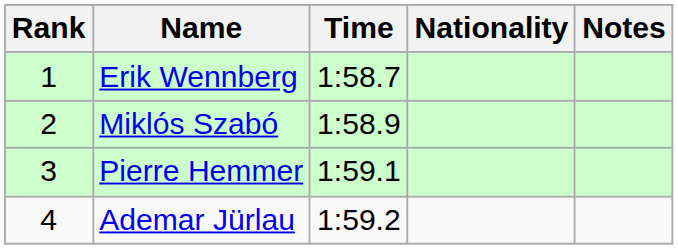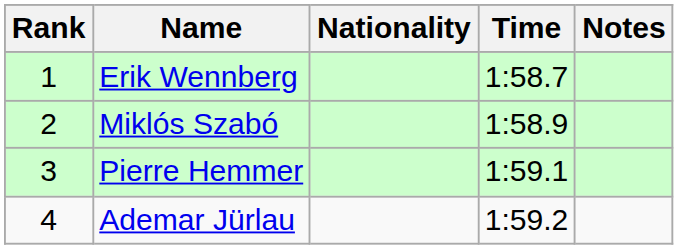columns swapped: (491, 28) <-> (359, 28)
